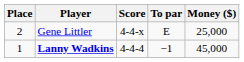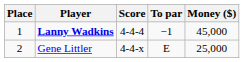rows swapped: (76, 48) <-> (65, 31)
